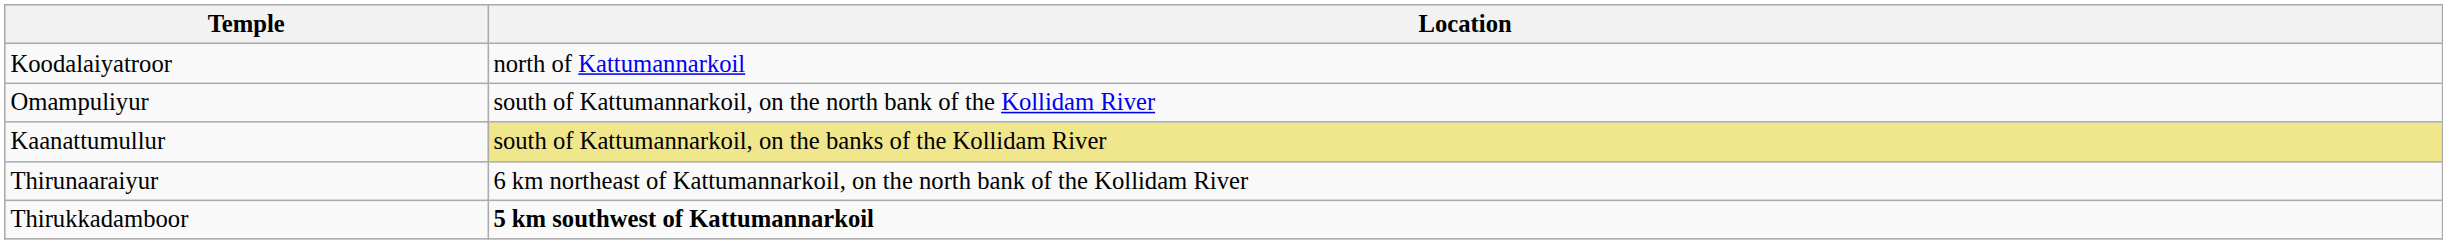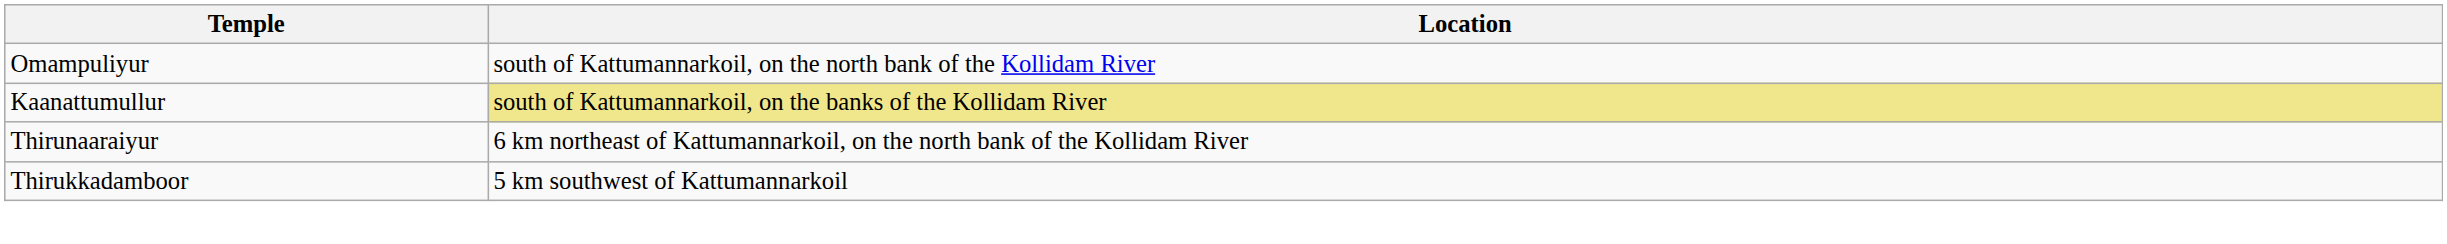- row: (91, 63)
(684, 219) bold -> (671, 180) normal
